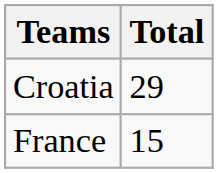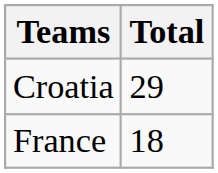(147, 140) 15 -> (147, 140) 18
